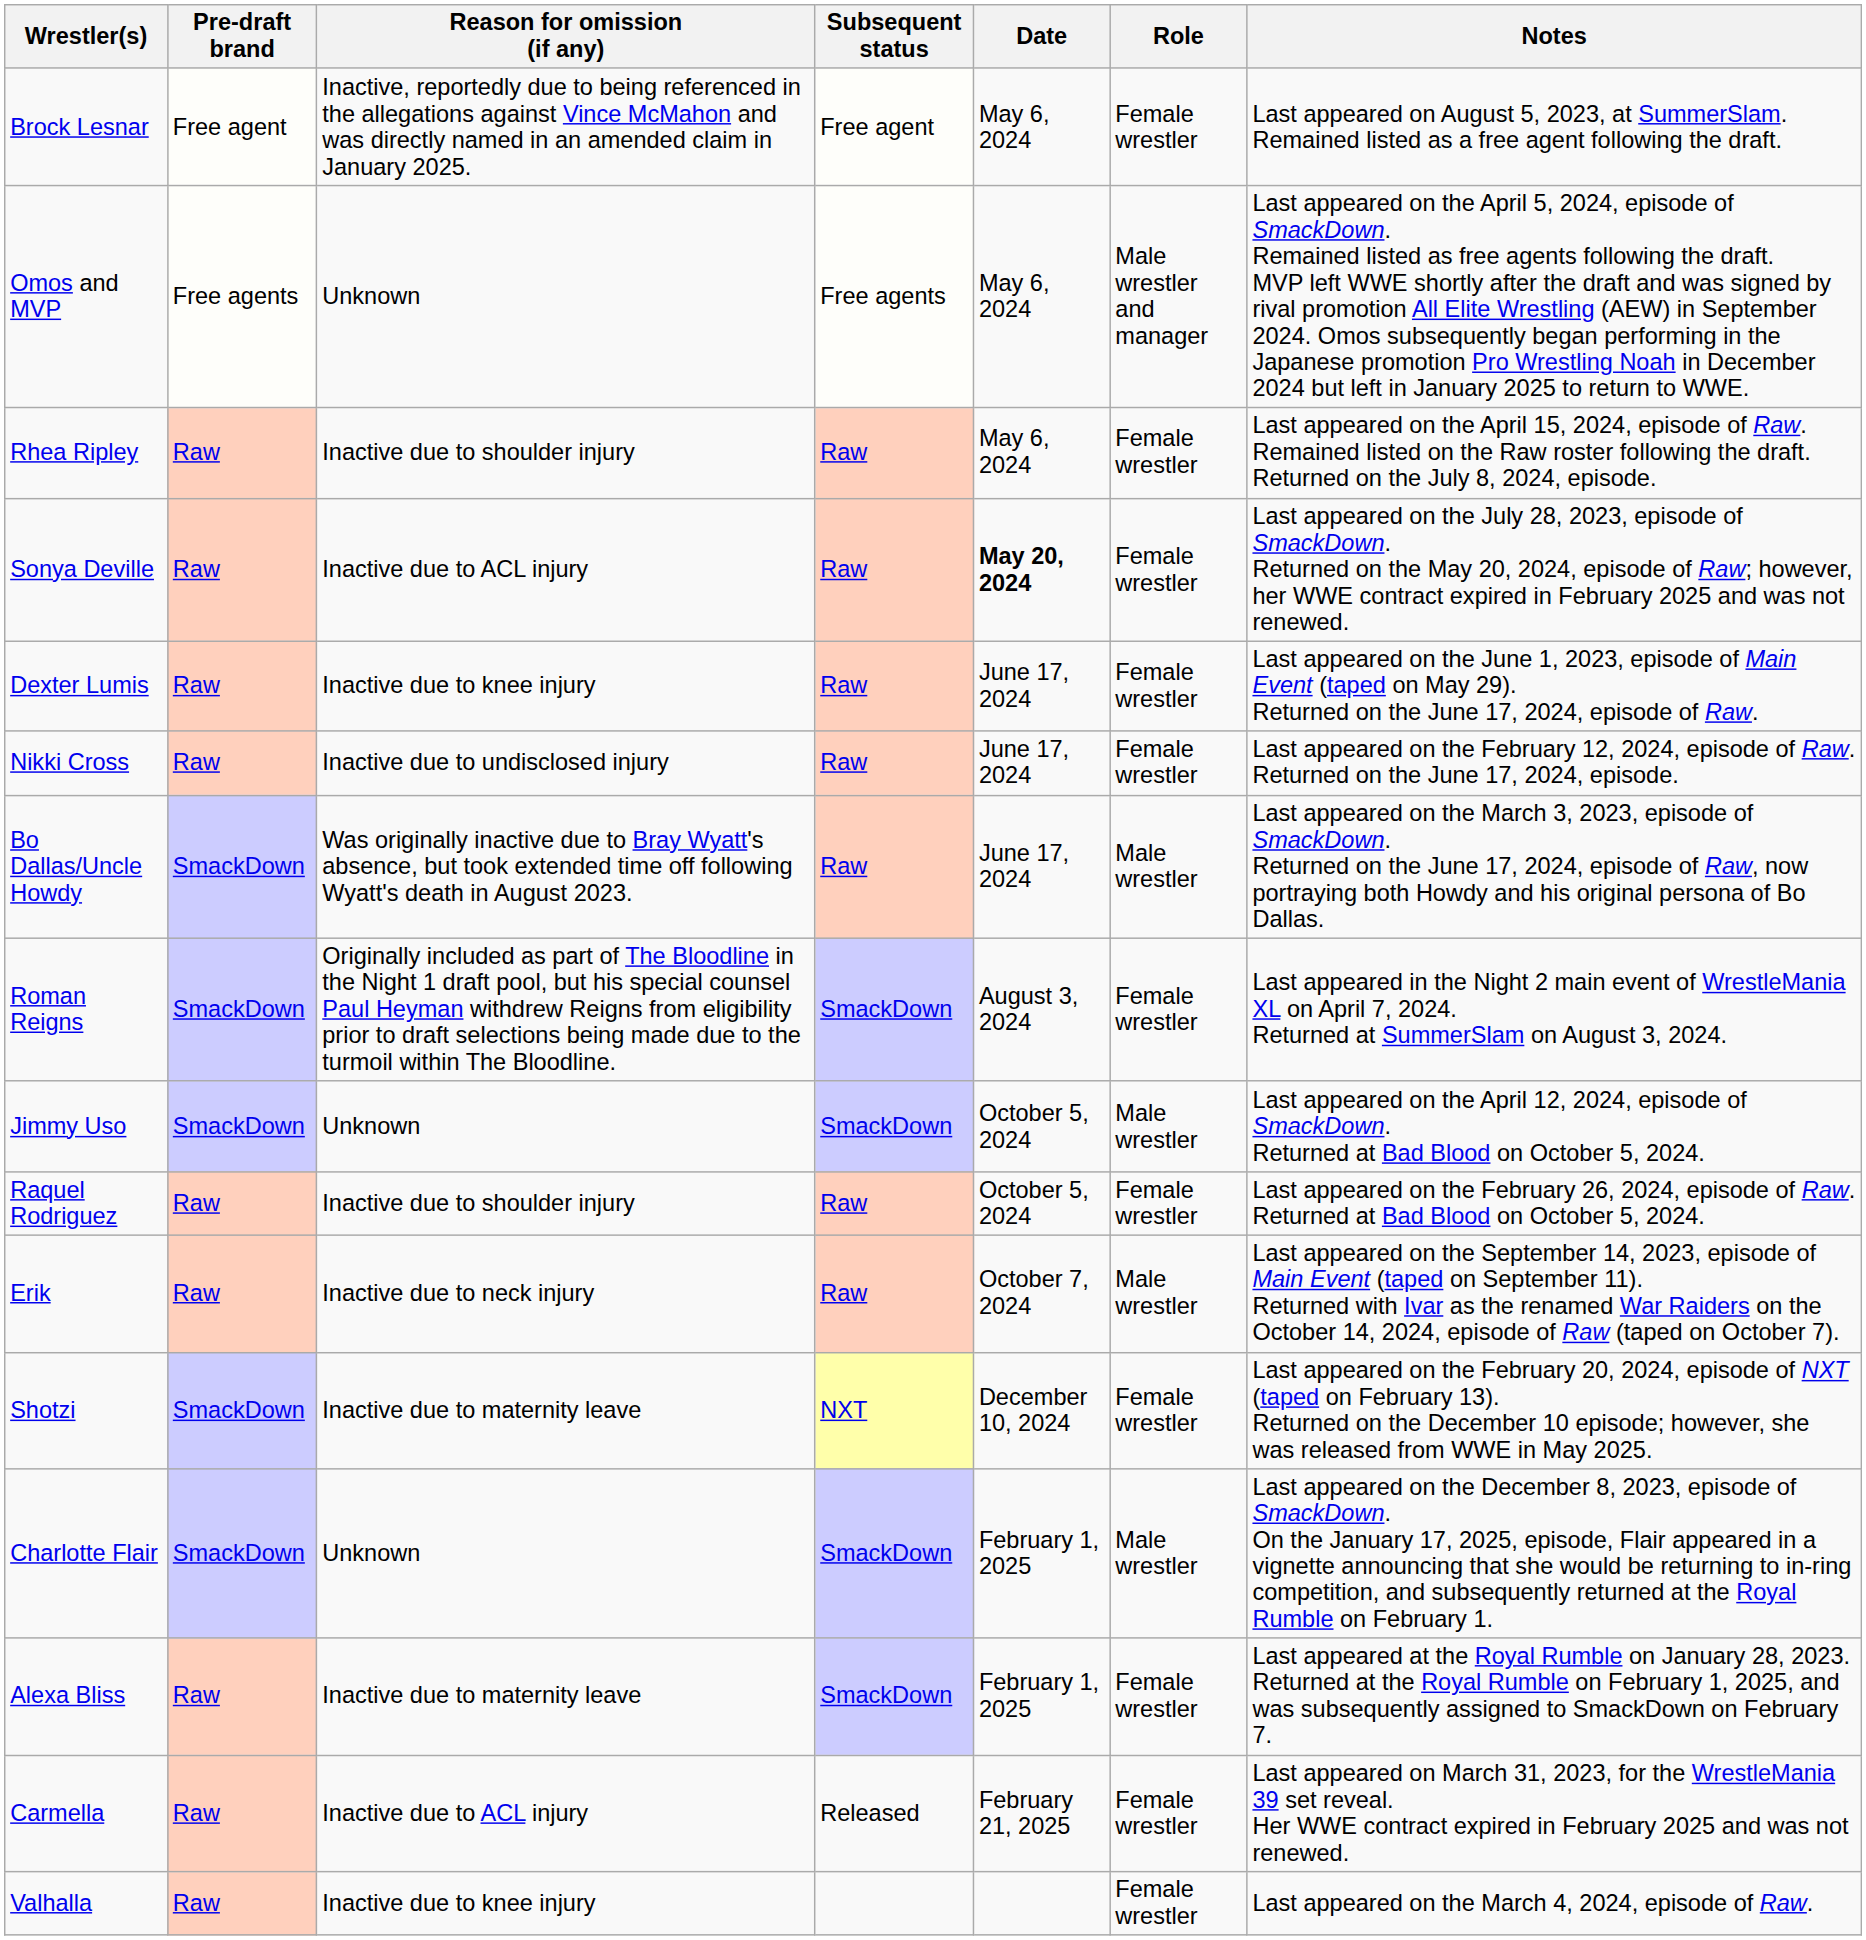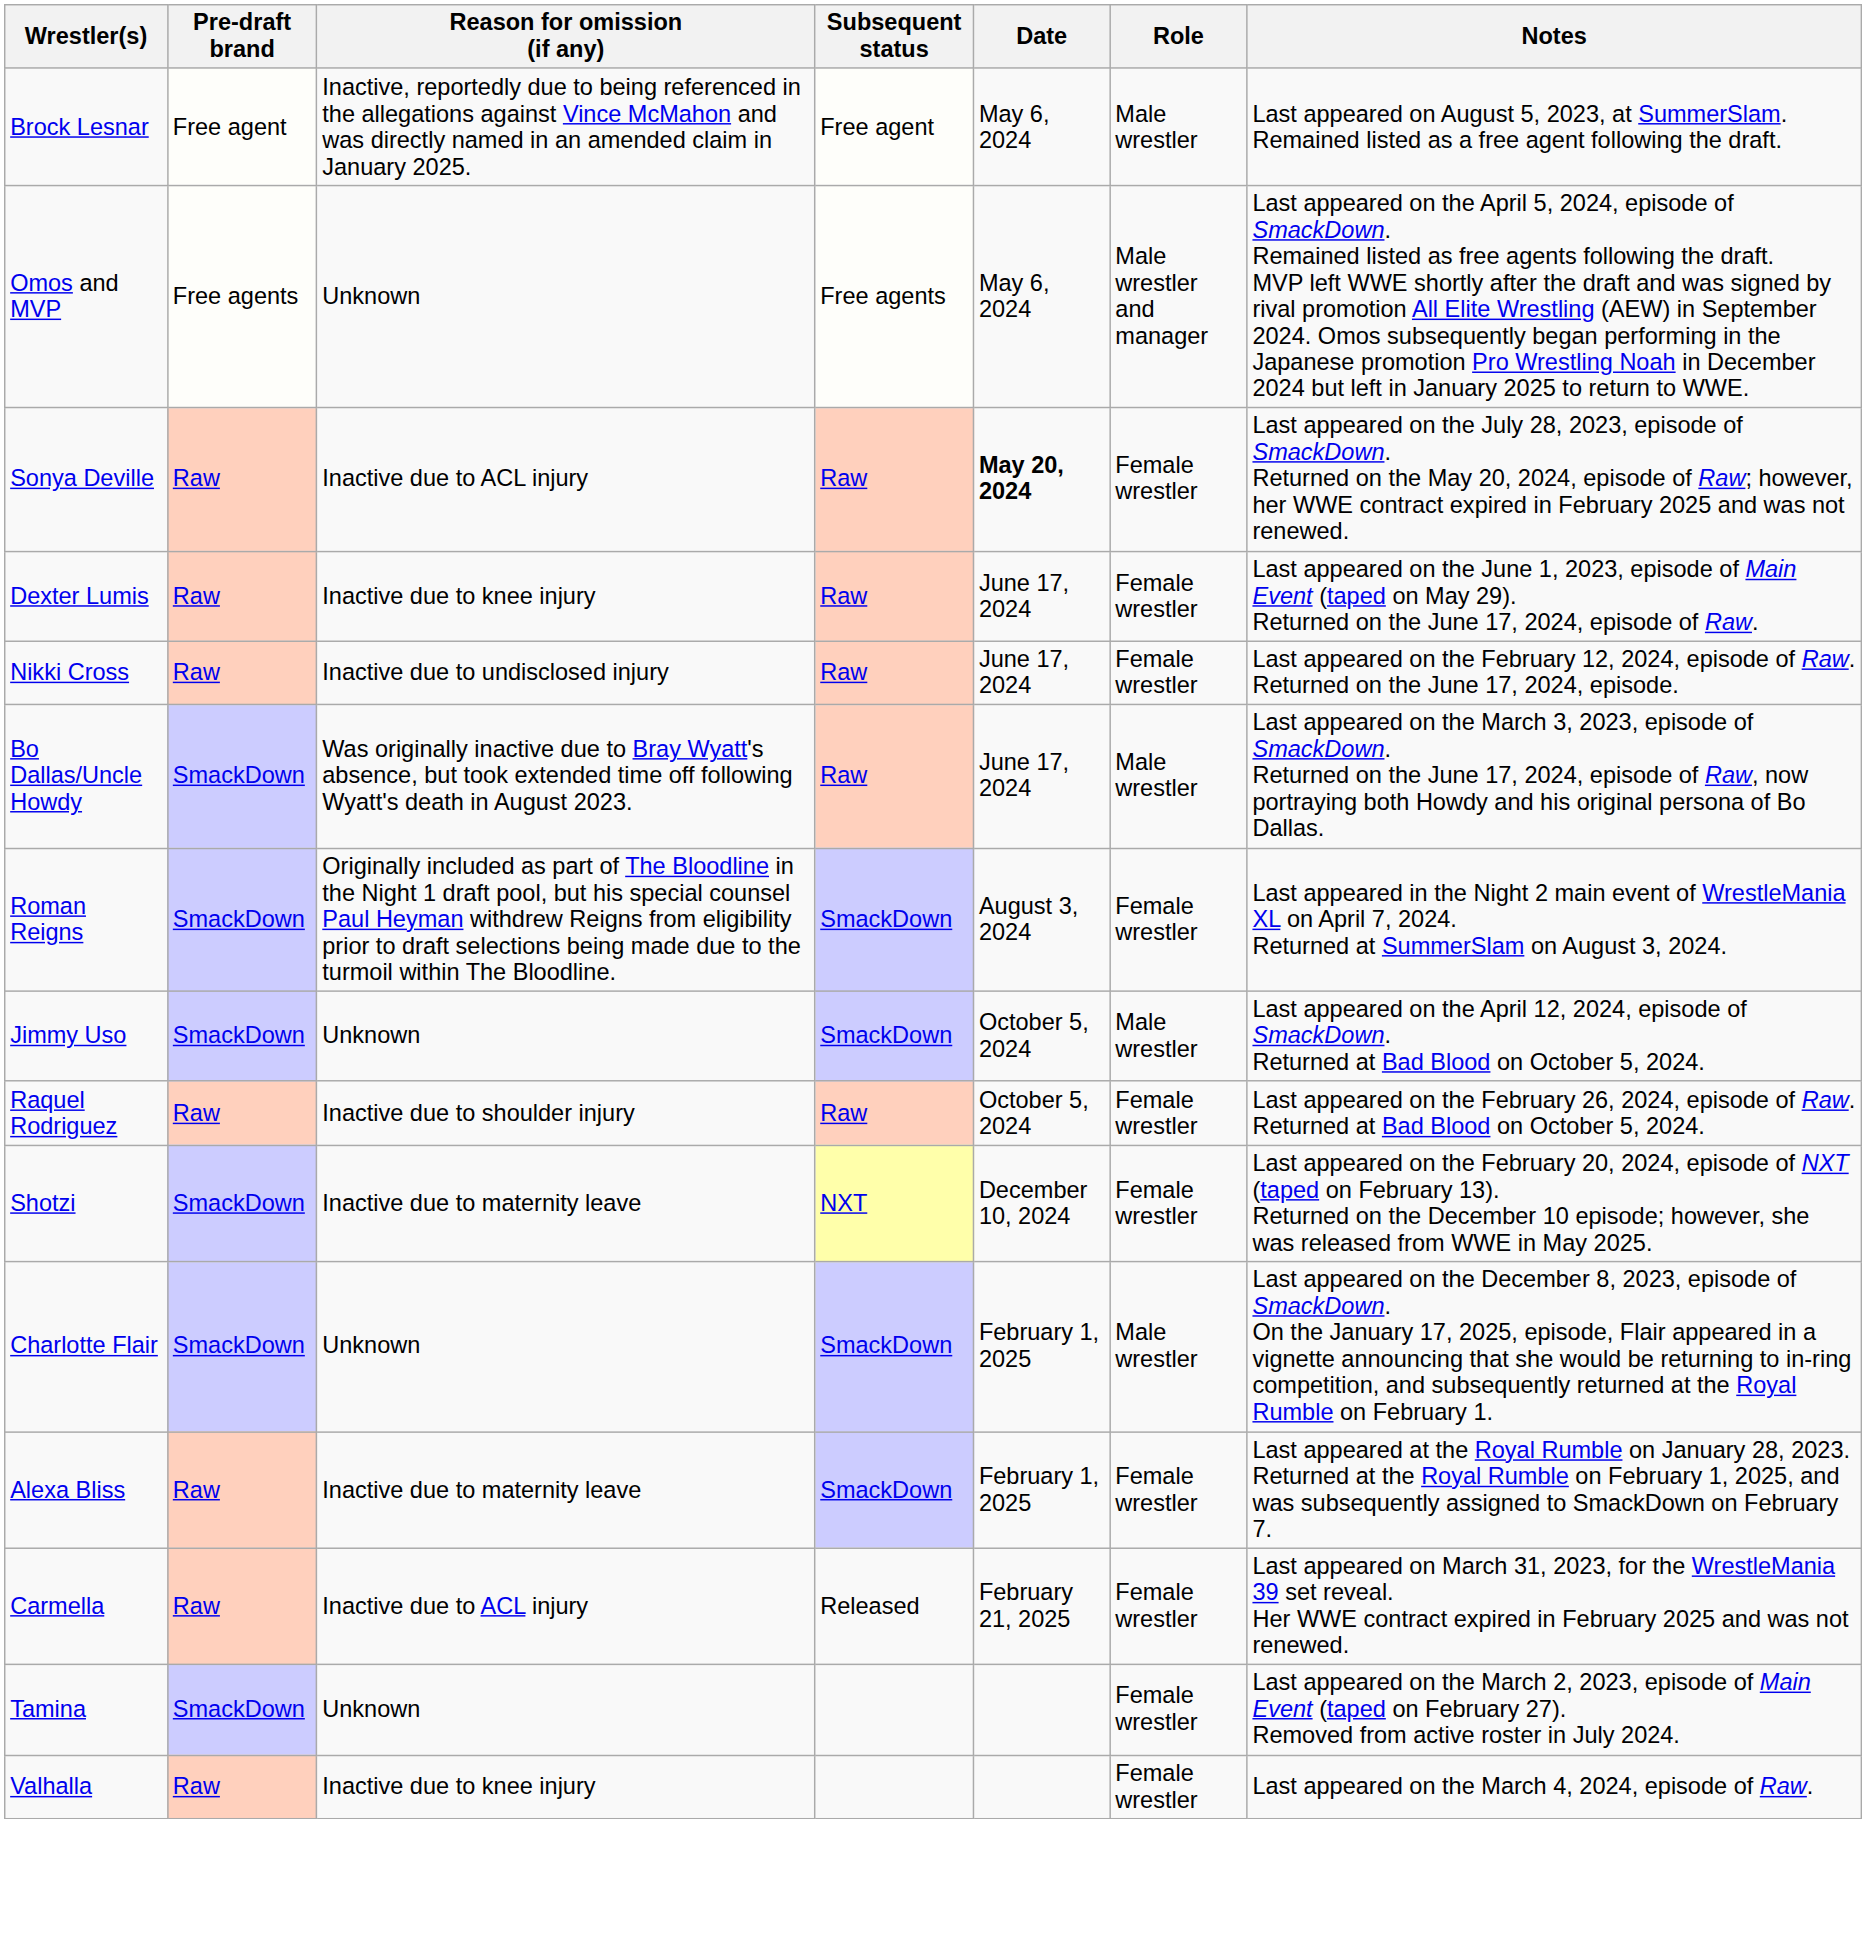(1156, 126) Female wrestler -> (1156, 126) Male wrestler
- row: (74, 452)
- row: (30, 1293)
+ row: (48, 1709)
